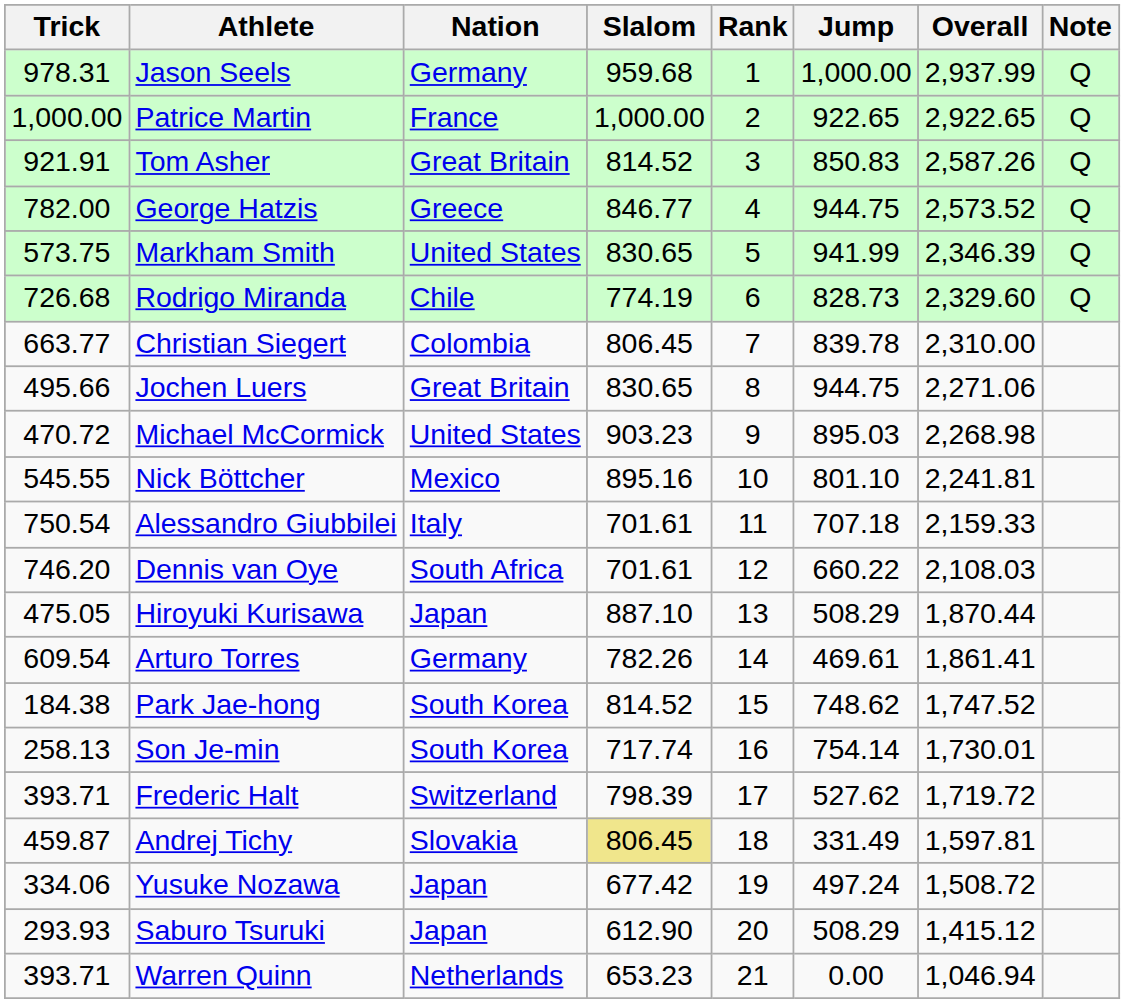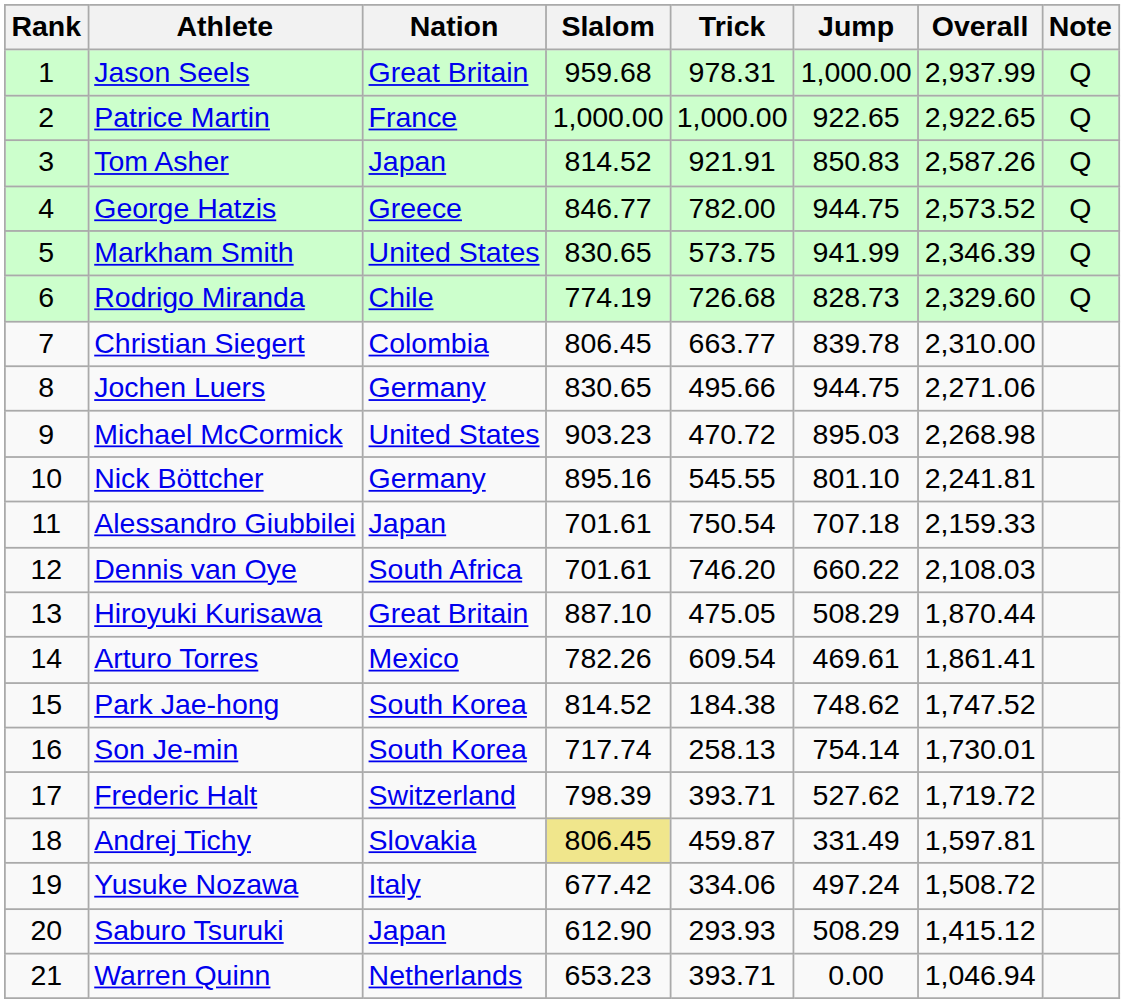columns swapped: (753, 27) <-> (67, 27)
(468, 72) Germany -> (448, 72) Great Britain
(490, 162) Great Britain -> (407, 162) Japan
(490, 388) Great Britain -> (427, 388) Germany
(455, 478) Mexico -> (427, 478) Germany
(436, 523) Italy -> (407, 523) Japan
(449, 614) Japan -> (448, 614) Great Britain
(468, 659) Germany -> (414, 659) Mexico
(449, 885) Japan -> (395, 885) Italy
